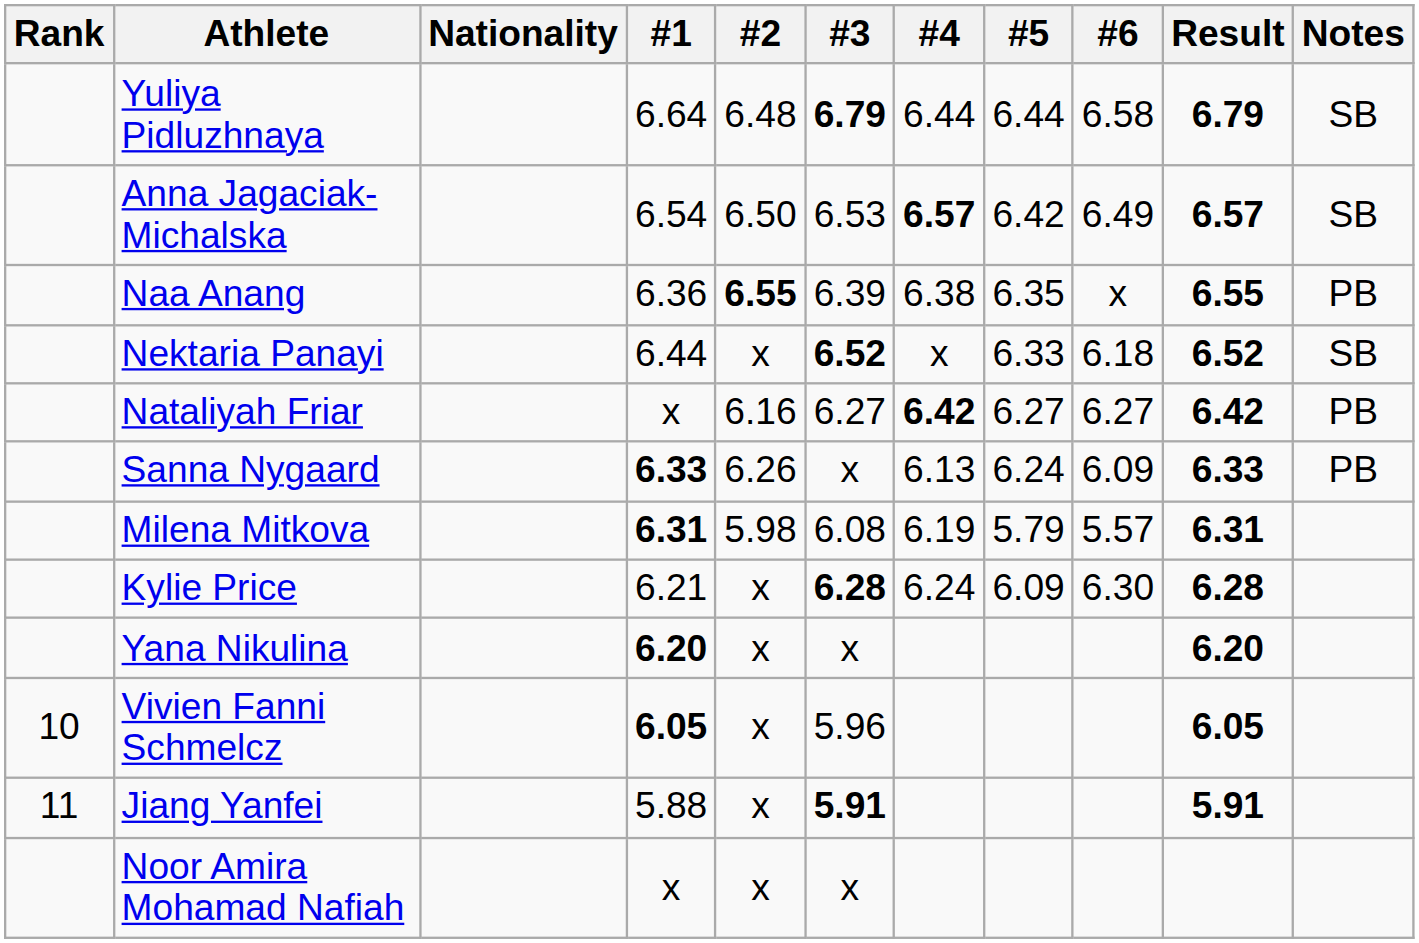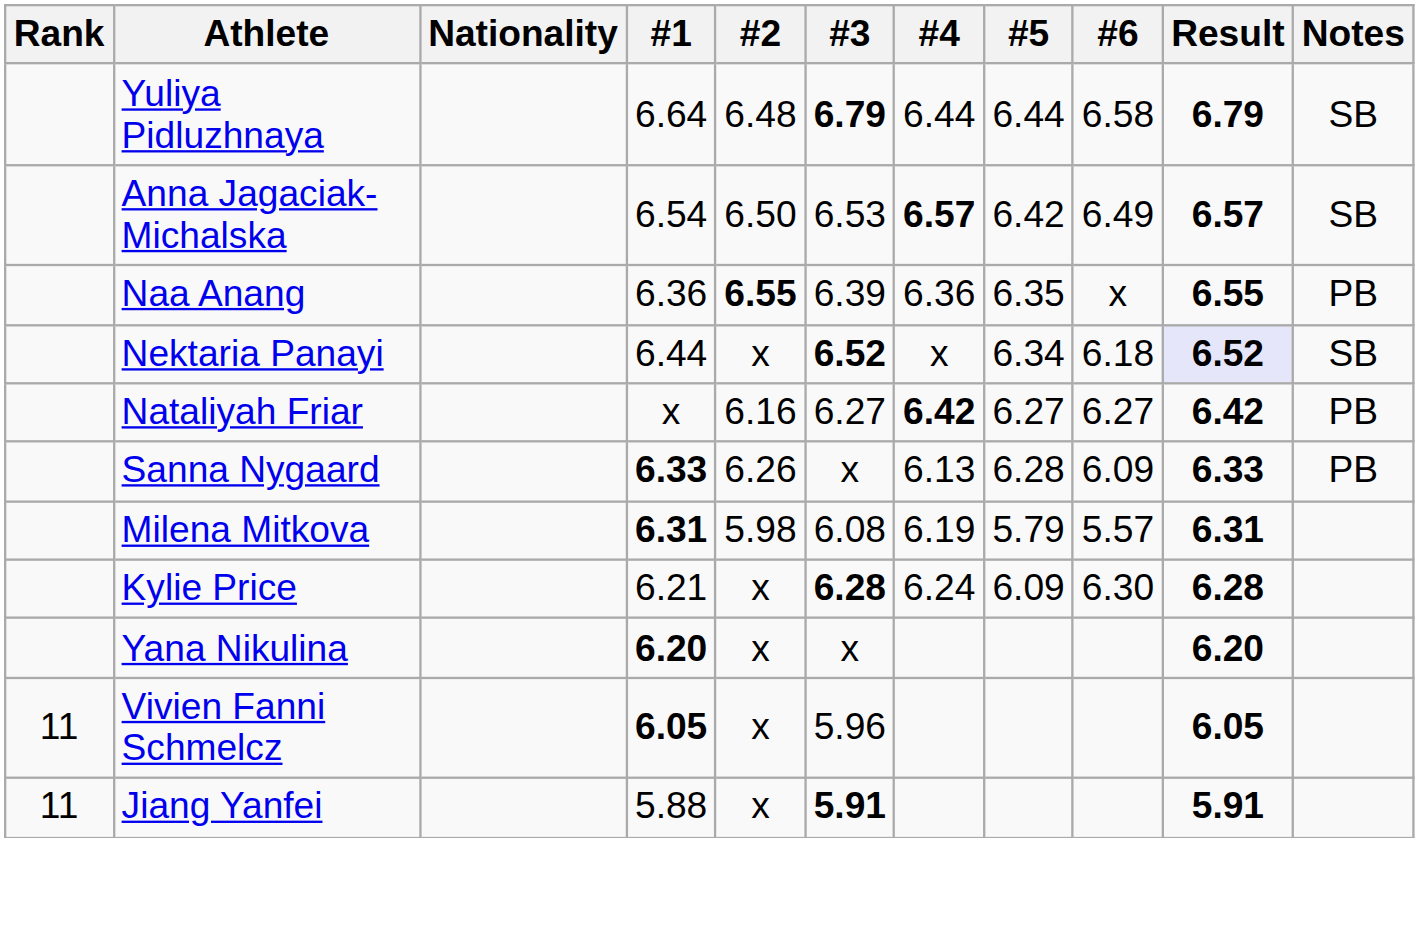(939, 294) 6.38 -> (939, 294) 6.36
(1029, 352) 6.33 -> (1029, 352) 6.34
(1228, 352) no background -> (1228, 352) lavender background
(1029, 470) 6.24 -> (1029, 470) 6.28
(59, 727) 10 -> (59, 727) 11
- row: (263, 886)
